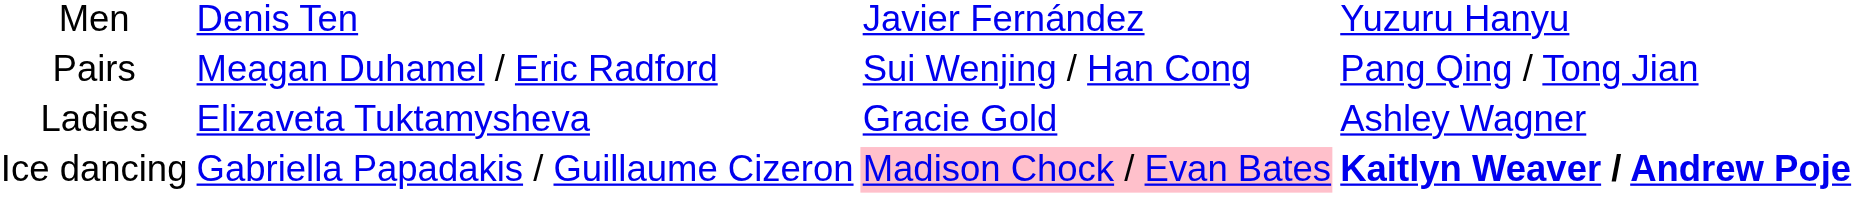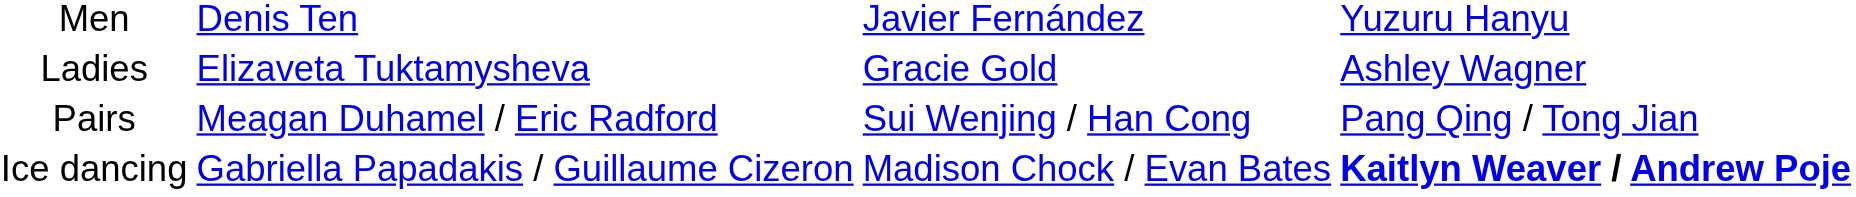rows swapped: (94, 119) <-> (94, 68)
(1097, 169) pink background -> (1097, 169) no background
